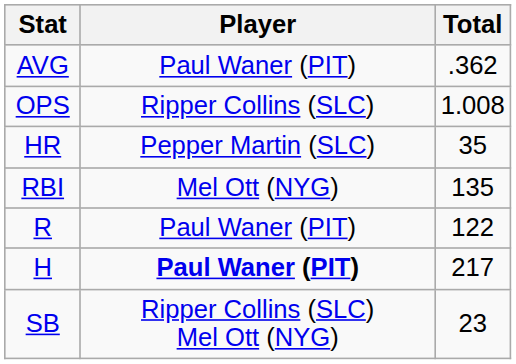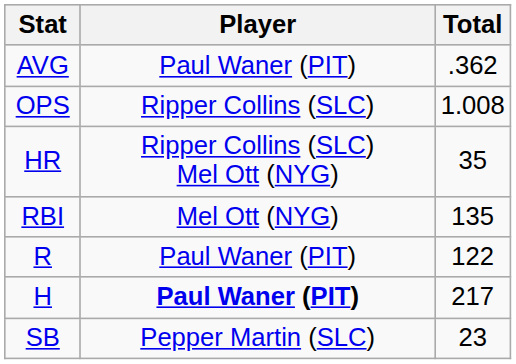(258, 146) Pepper Martin (SLC) -> (258, 160) Ripper Collins (SLC) Mel Ott (NYG)
(258, 323) Ripper Collins (SLC) Mel Ott (NYG) -> (258, 337) Pepper Martin (SLC)
